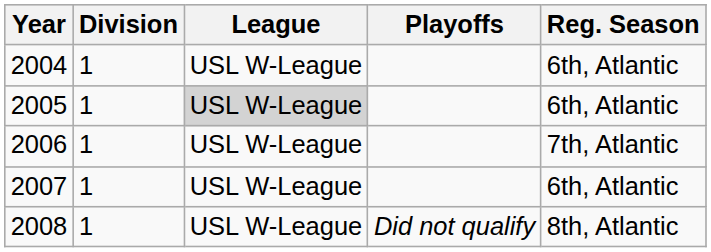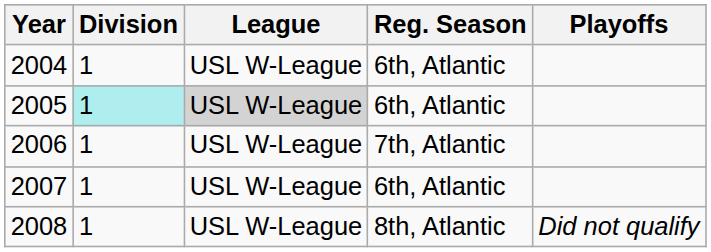columns swapped: (623, 24) <-> (455, 24)
(86, 105) no background -> (86, 105) paleturquoise background
